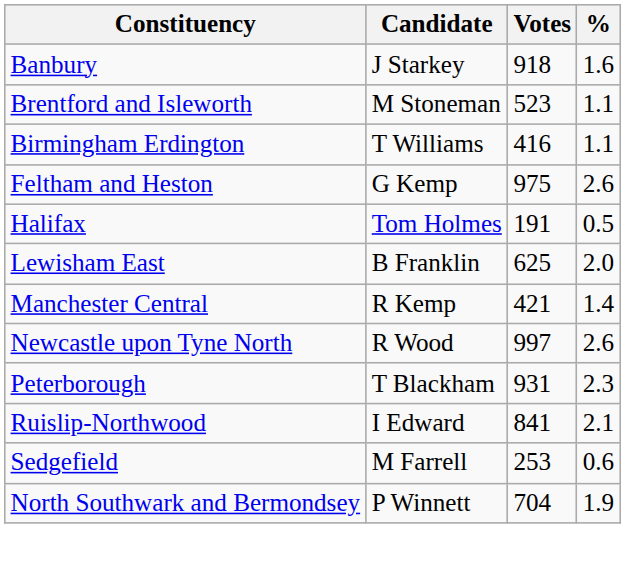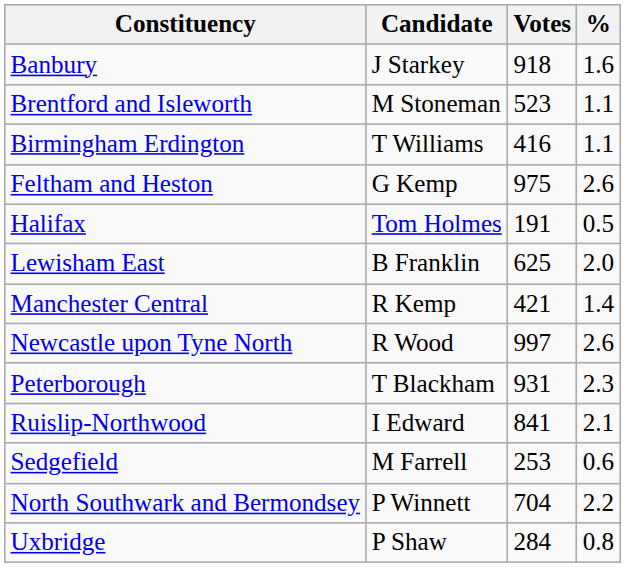(598, 502) 1.9 -> (598, 502) 2.2
+ row: (58, 542)
